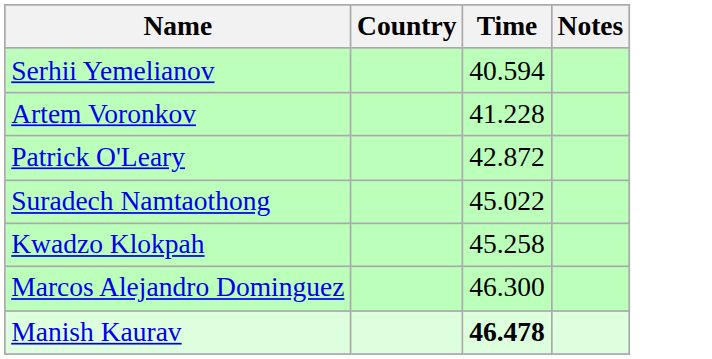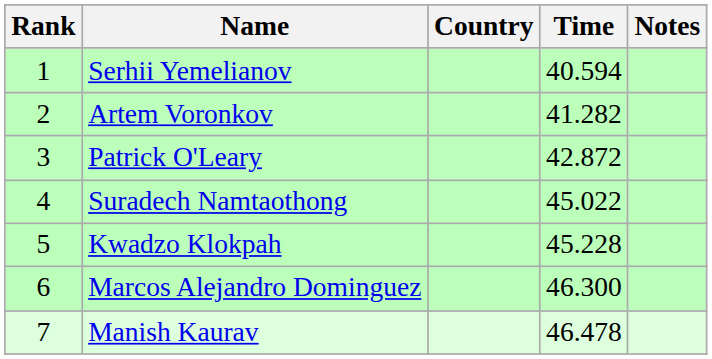+ column: (43, 26)
(507, 113) 41.228 -> (584, 113) 41.282
(507, 244) 45.258 -> (584, 244) 45.228
(507, 331) bold -> (584, 331) normal
